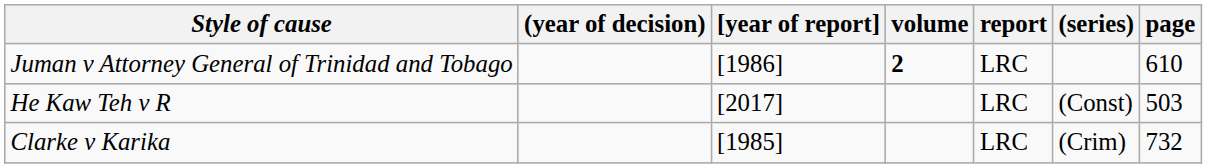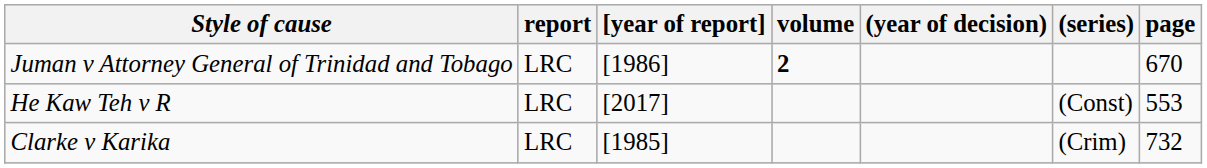columns swapped: (615, 24) <-> (1013, 24)
(1164, 63) 610 -> (1164, 63) 670
(1164, 102) 503 -> (1164, 102) 553
